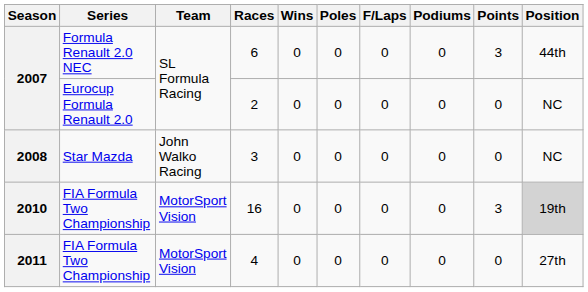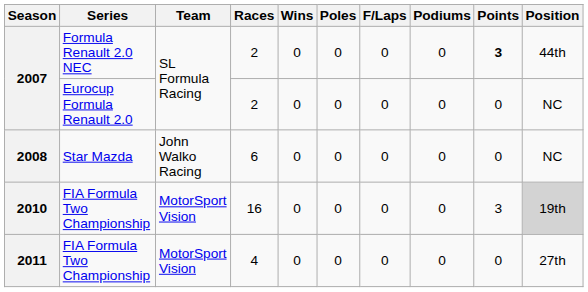(254, 52) 6 -> (254, 52) 2
(498, 52) normal -> (498, 52) bold
(254, 157) 3 -> (254, 157) 6
